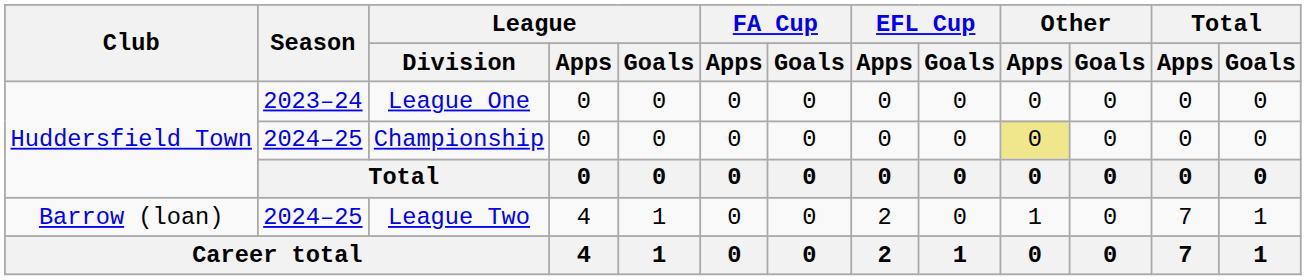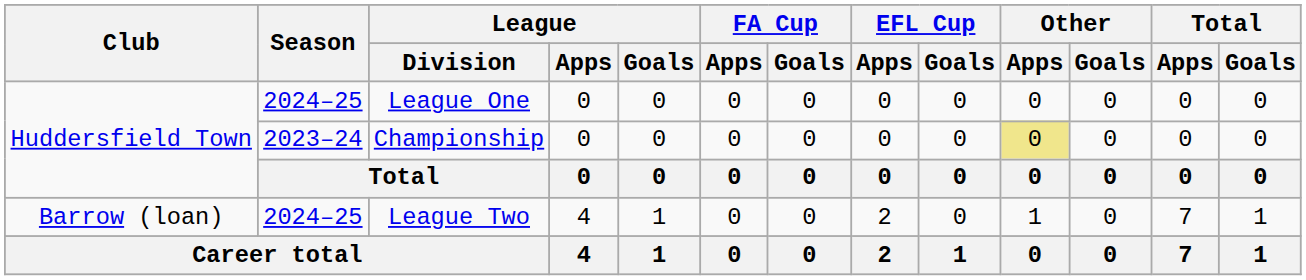(313, 101) 2023–24 -> (313, 101) 2024–25
(313, 140) 2024–25 -> (313, 140) 2023–24
